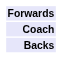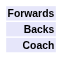rows swapped: (39, 45) <-> (38, 29)
